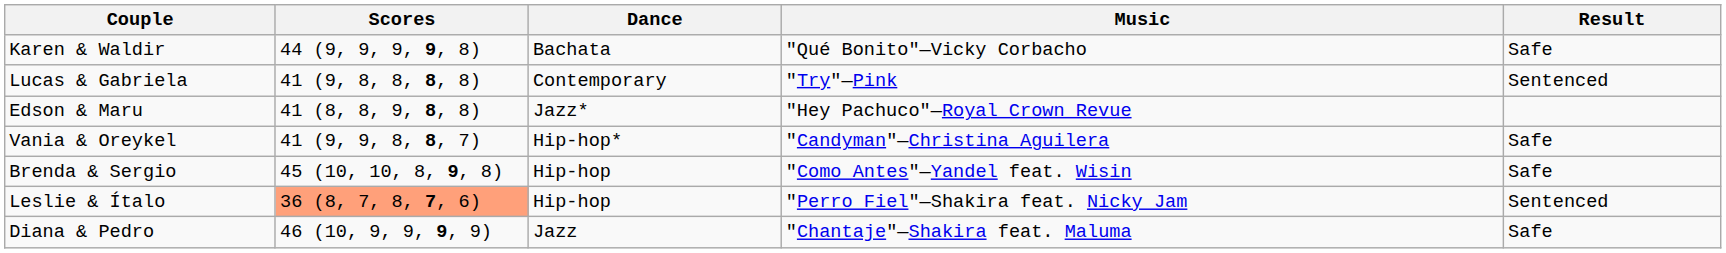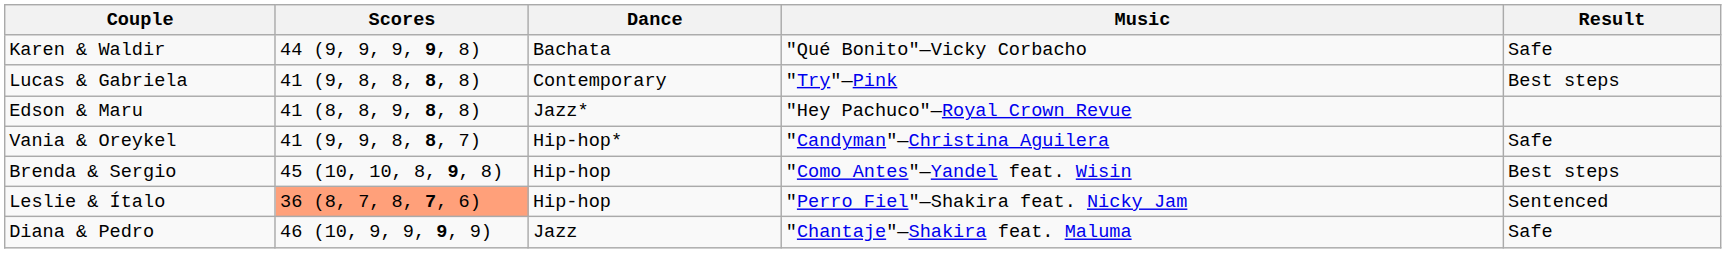(1558, 80) Sentenced -> (1564, 80) Best steps
(1530, 171) Safe -> (1564, 171) Best steps
